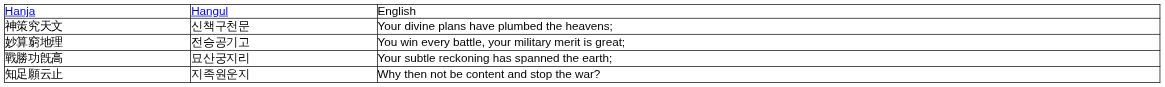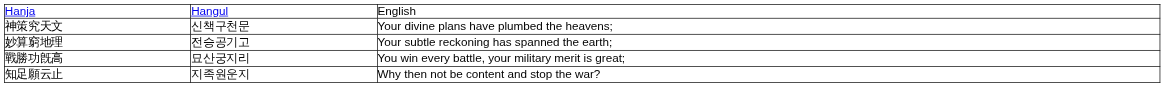(501, 42) You win every battle, your military merit is great; -> (495, 42) Your subtle reckoning has spanned the earth;
(495, 58) Your subtle reckoning has spanned the earth; -> (501, 58) You win every battle, your military merit is great;
